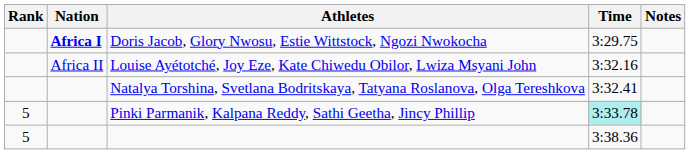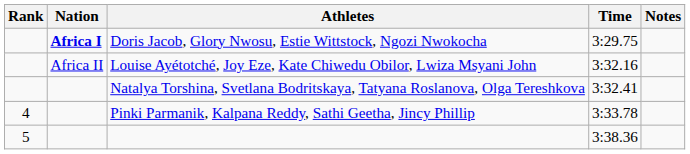(26, 112) 5 -> (26, 112) 4
(615, 112) paleturquoise background -> (615, 112) no background
